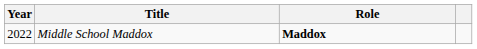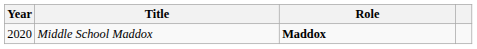(20, 33) 2022 -> (20, 33) 2020
